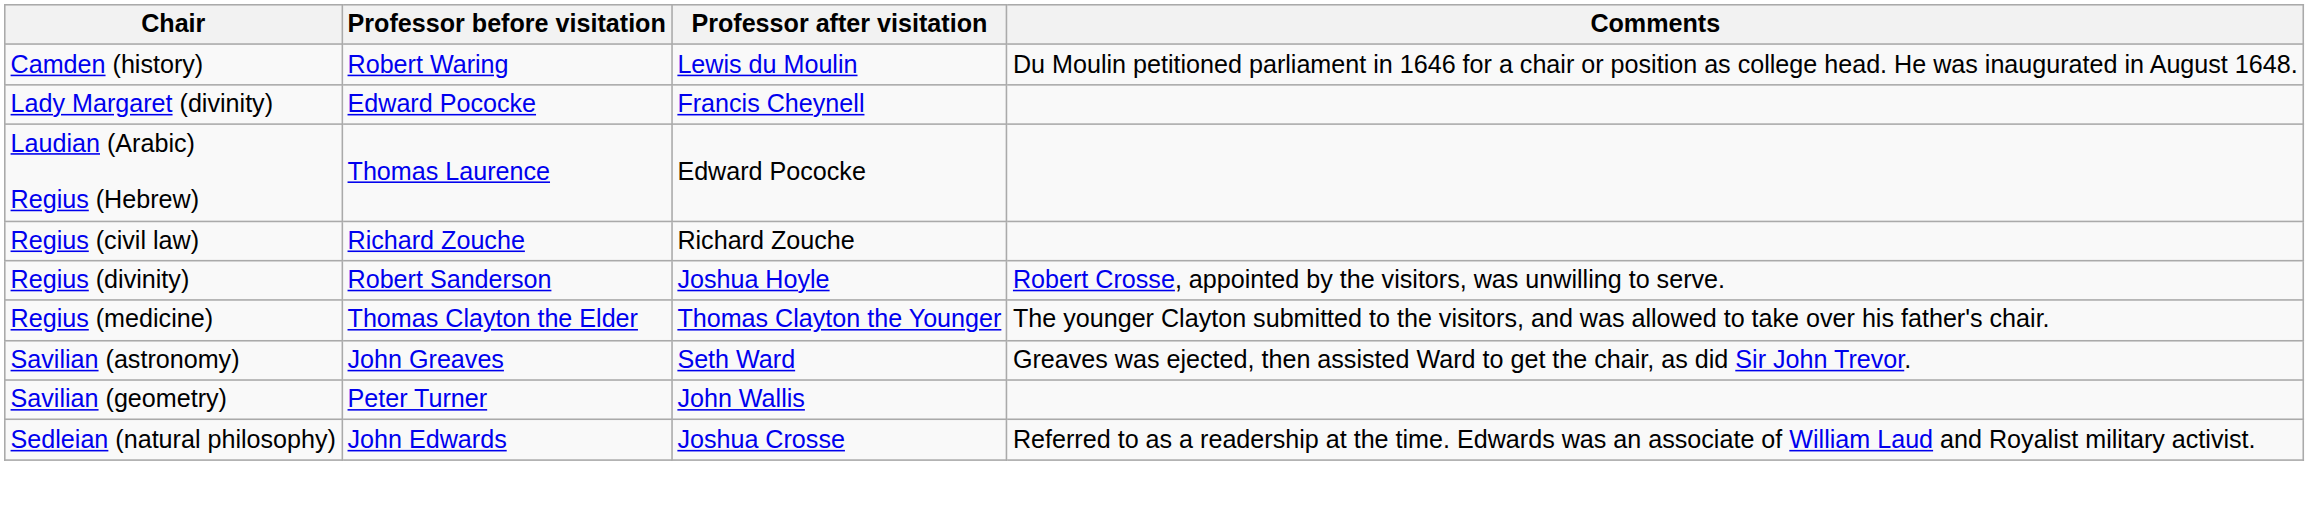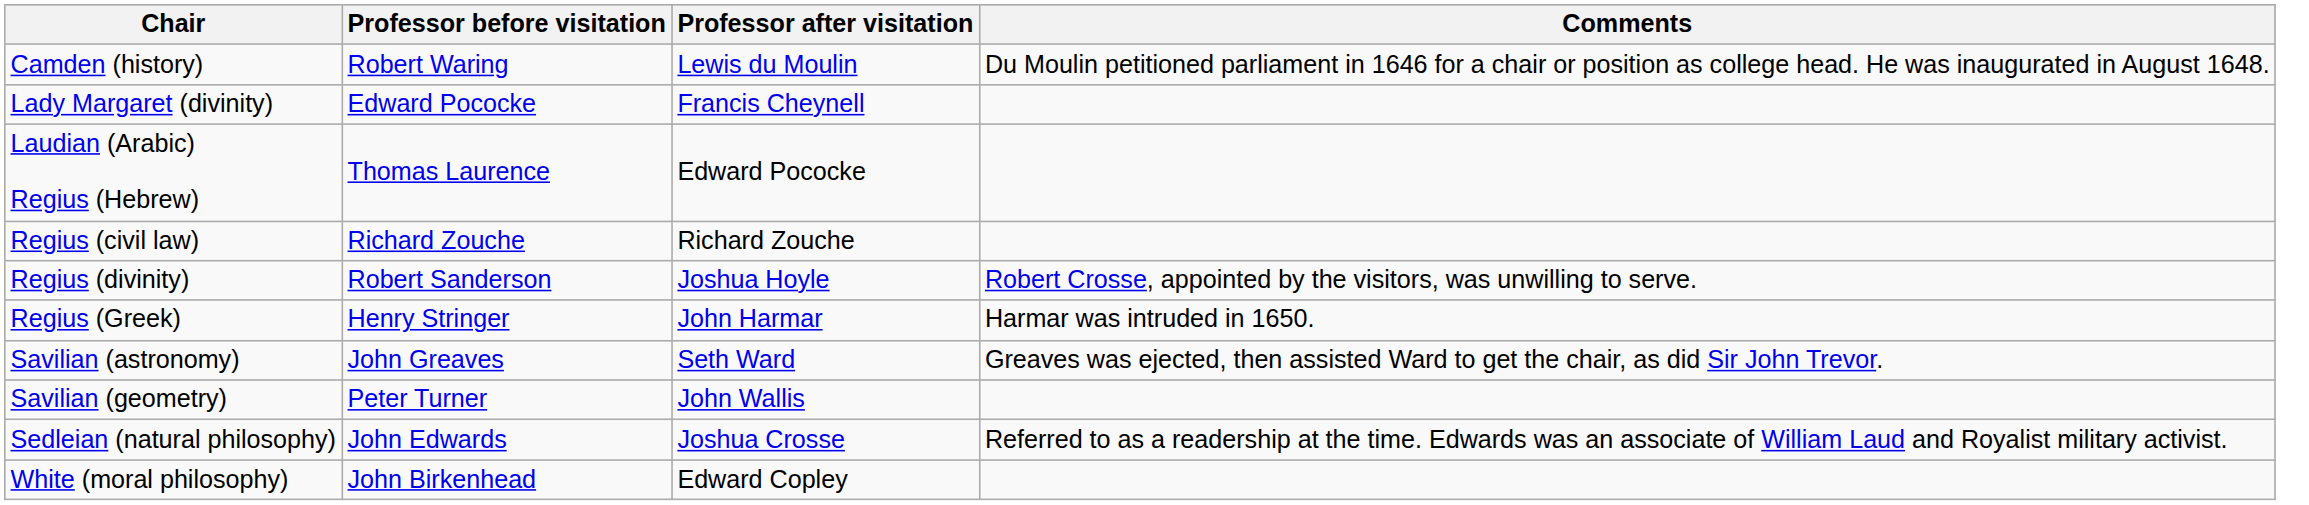+ row: (96, 319)
- row: (112, 319)
+ row: (149, 479)
